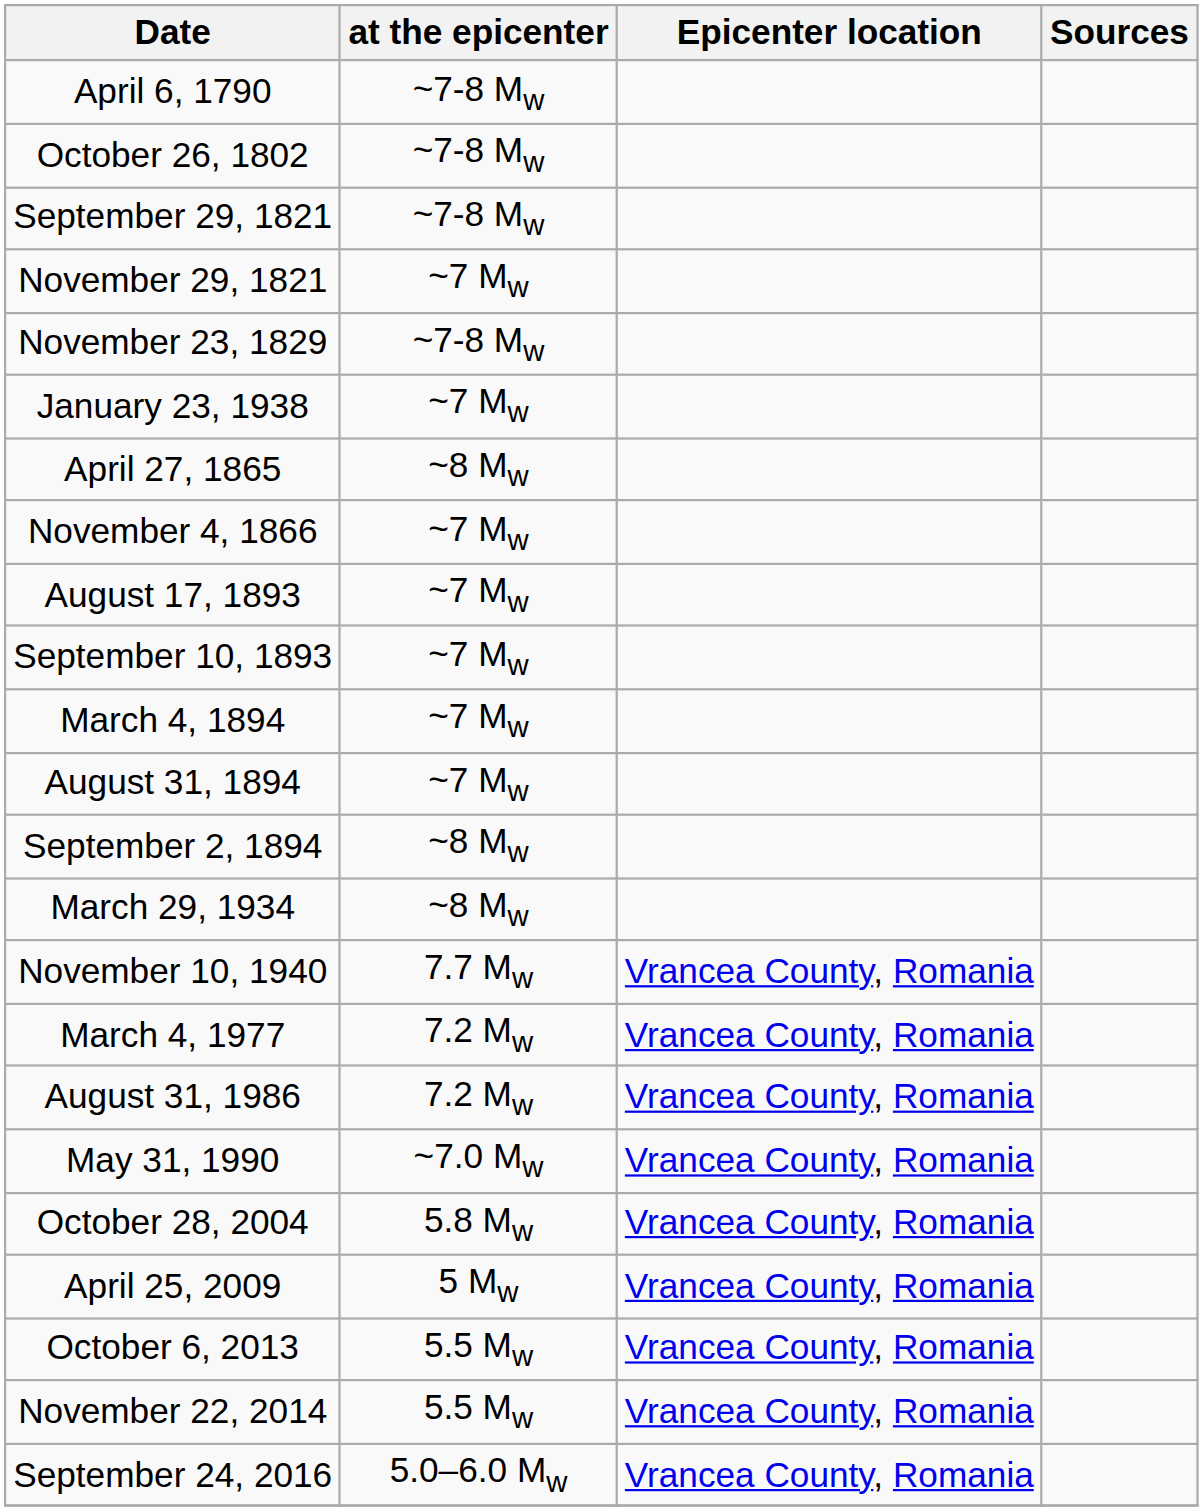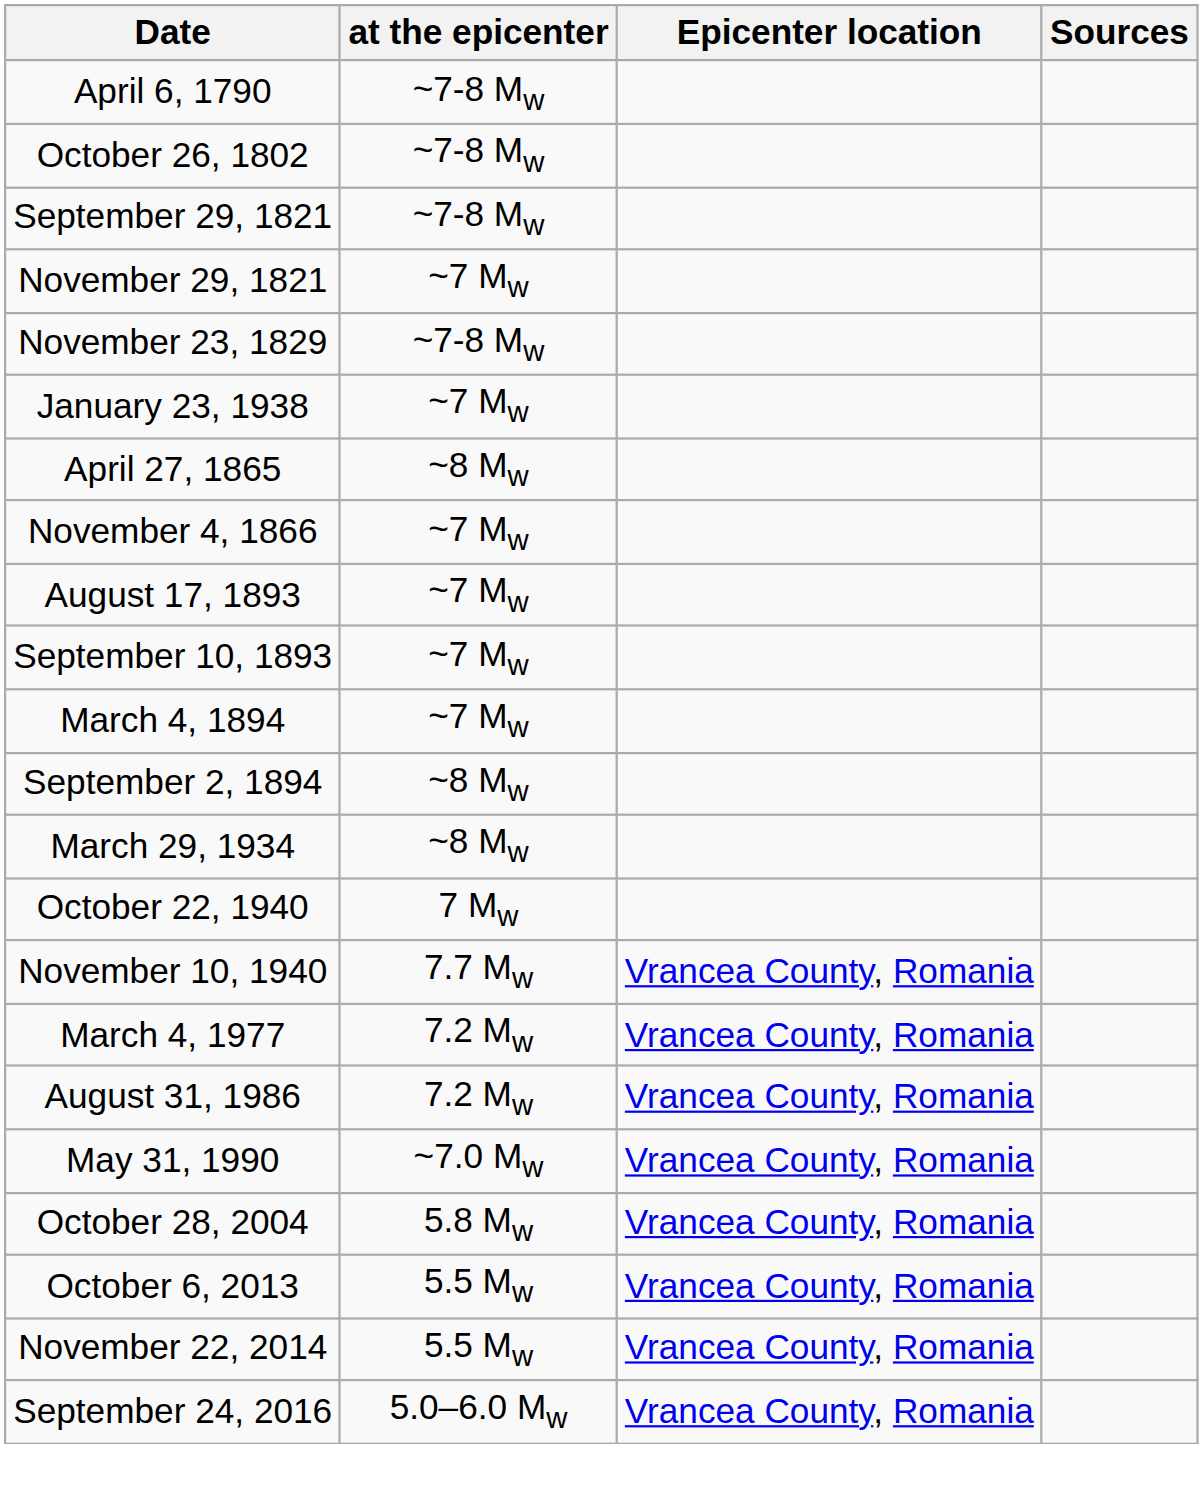- row: (173, 782)
+ row: (173, 908)
- row: (173, 1285)
